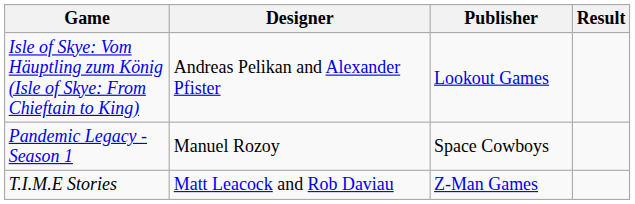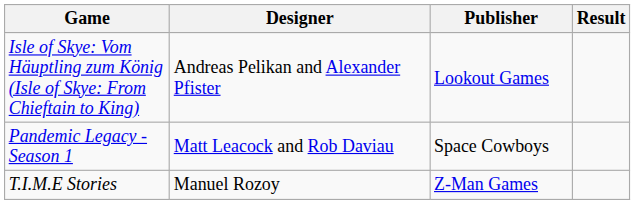(227, 146) Manuel Rozoy -> (284, 146) Matt Leacock and Rob Daviau
(284, 184) Matt Leacock and Rob Daviau -> (227, 184) Manuel Rozoy
